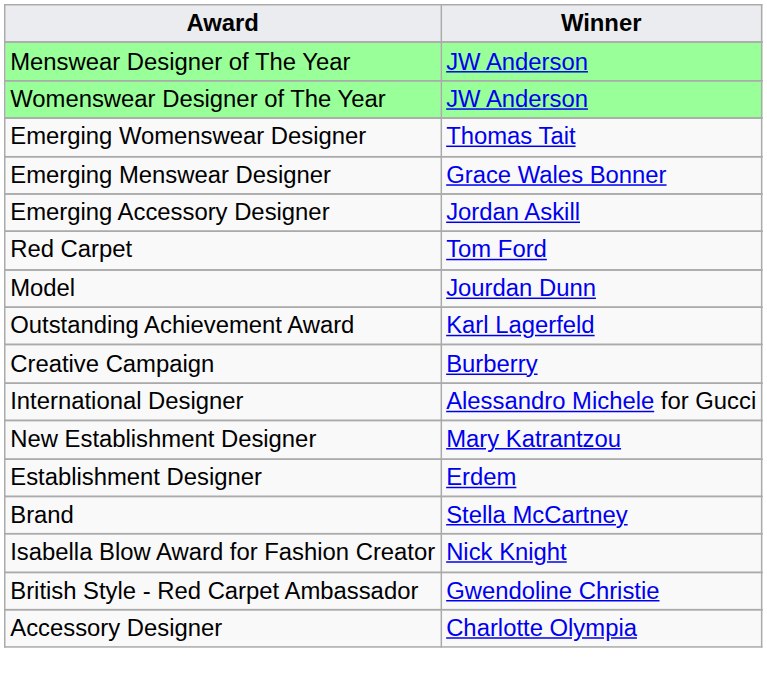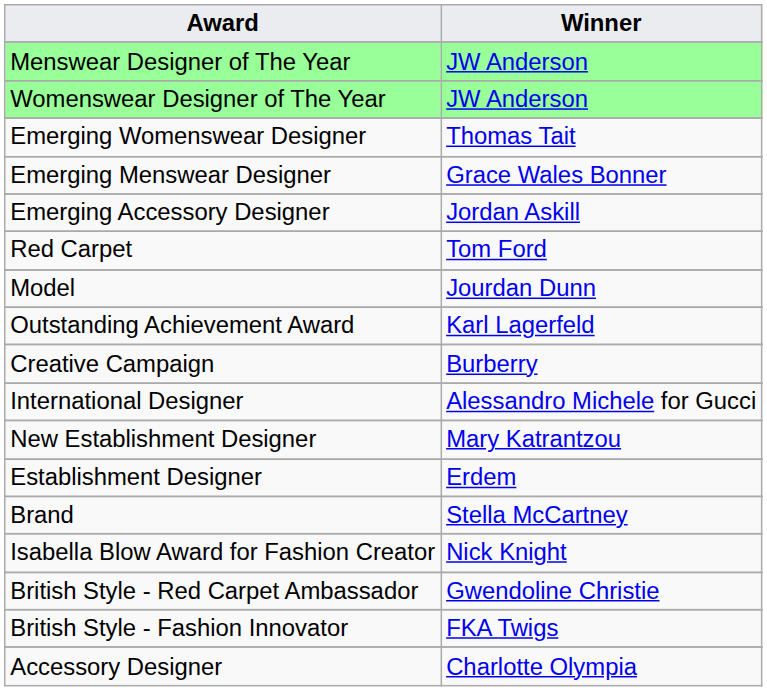+ row: (179, 628)
